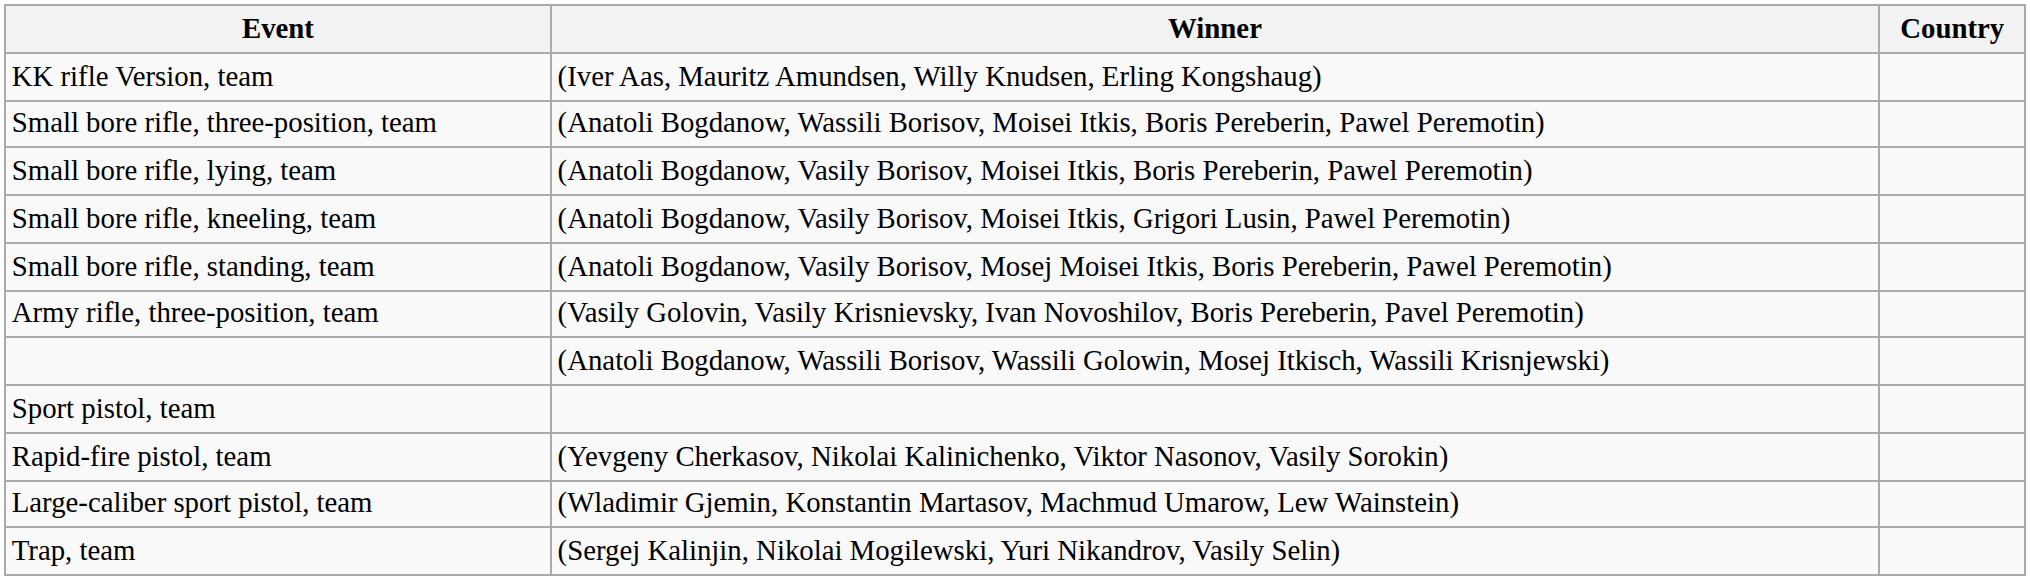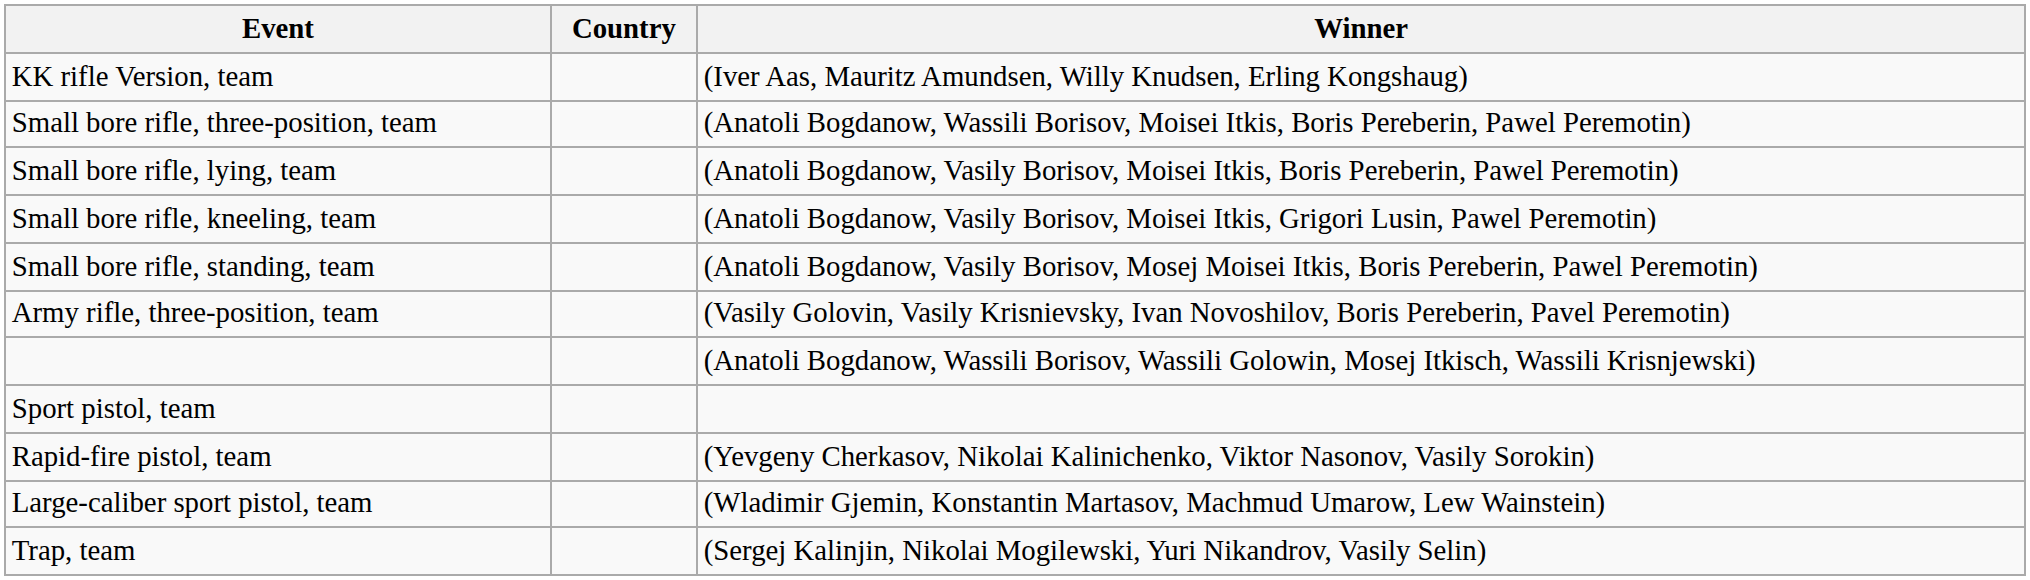columns swapped: (1215, 28) <-> (1952, 28)
